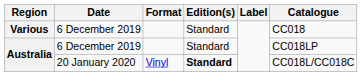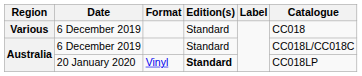(295, 46) CC018LP -> (313, 46) CC018L/CC018C
(313, 63) CC018L/CC018C -> (295, 63) CC018LP
